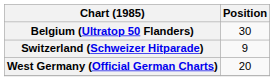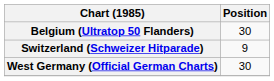(245, 66) 20 -> (245, 66) 30
